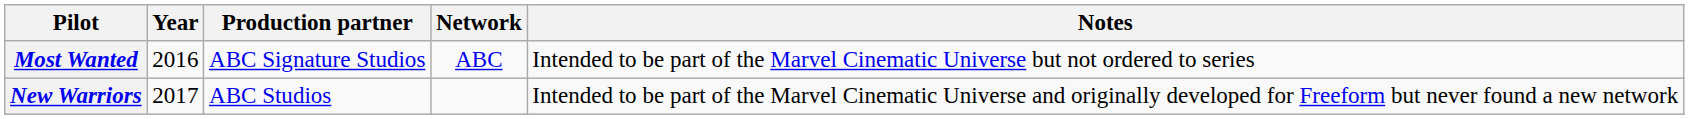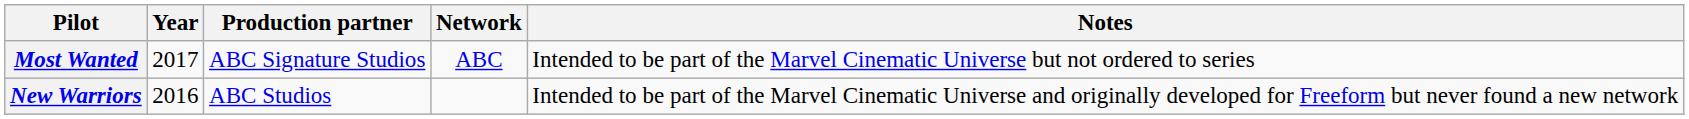(175, 59) 2016 -> (175, 59) 2017
(175, 95) 2017 -> (175, 95) 2016
